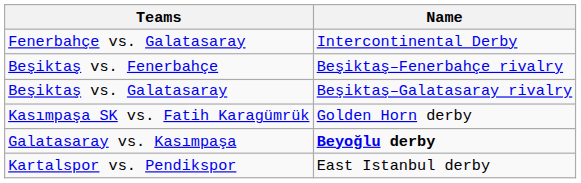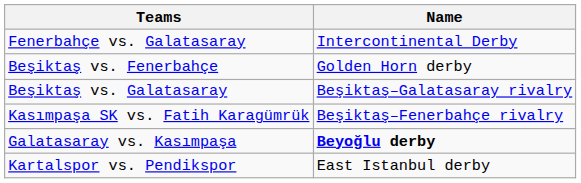(440, 67) Beşiktaş–Fenerbahçe rivalry -> (394, 67) Golden Horn derby
(394, 116) Golden Horn derby -> (440, 116) Beşiktaş–Fenerbahçe rivalry
